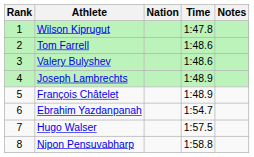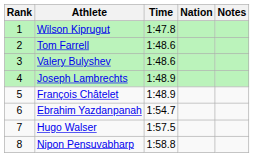columns swapped: (163, 12) <-> (198, 12)
